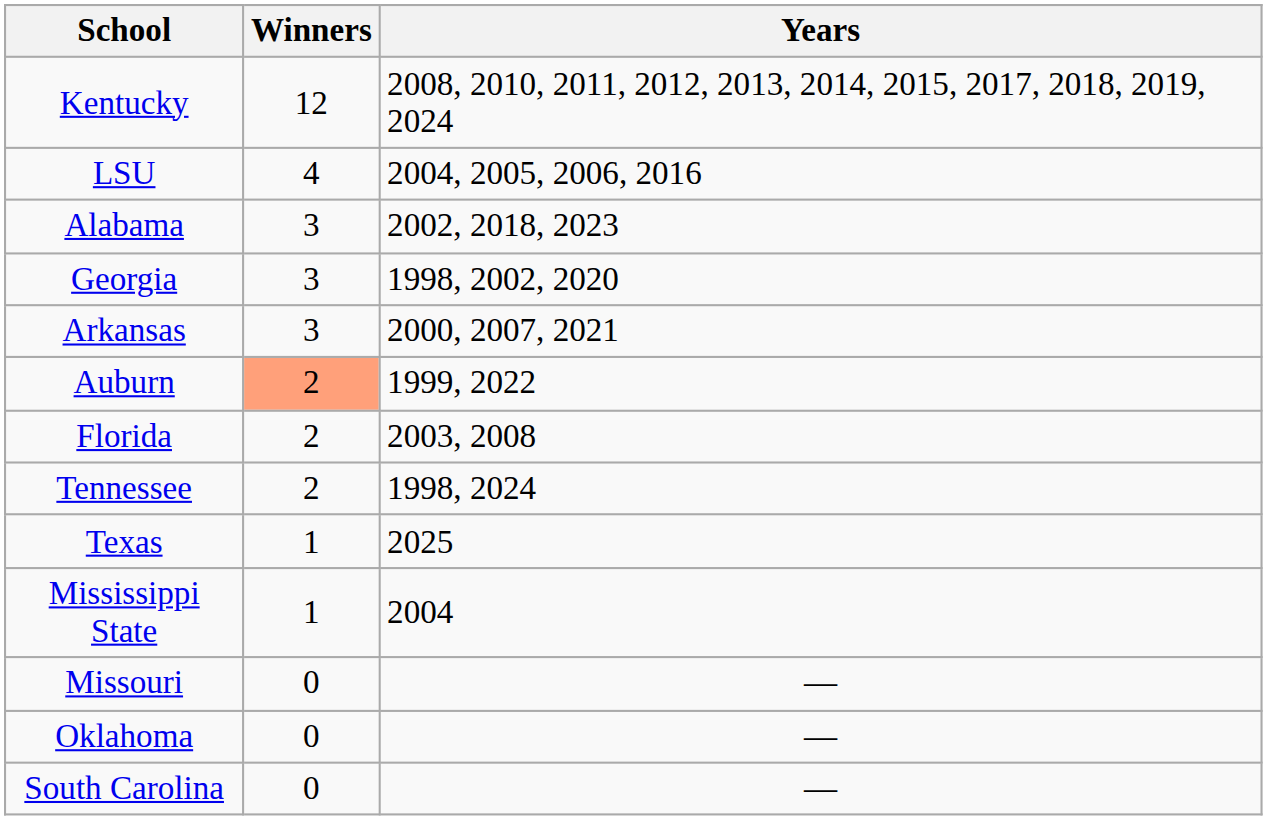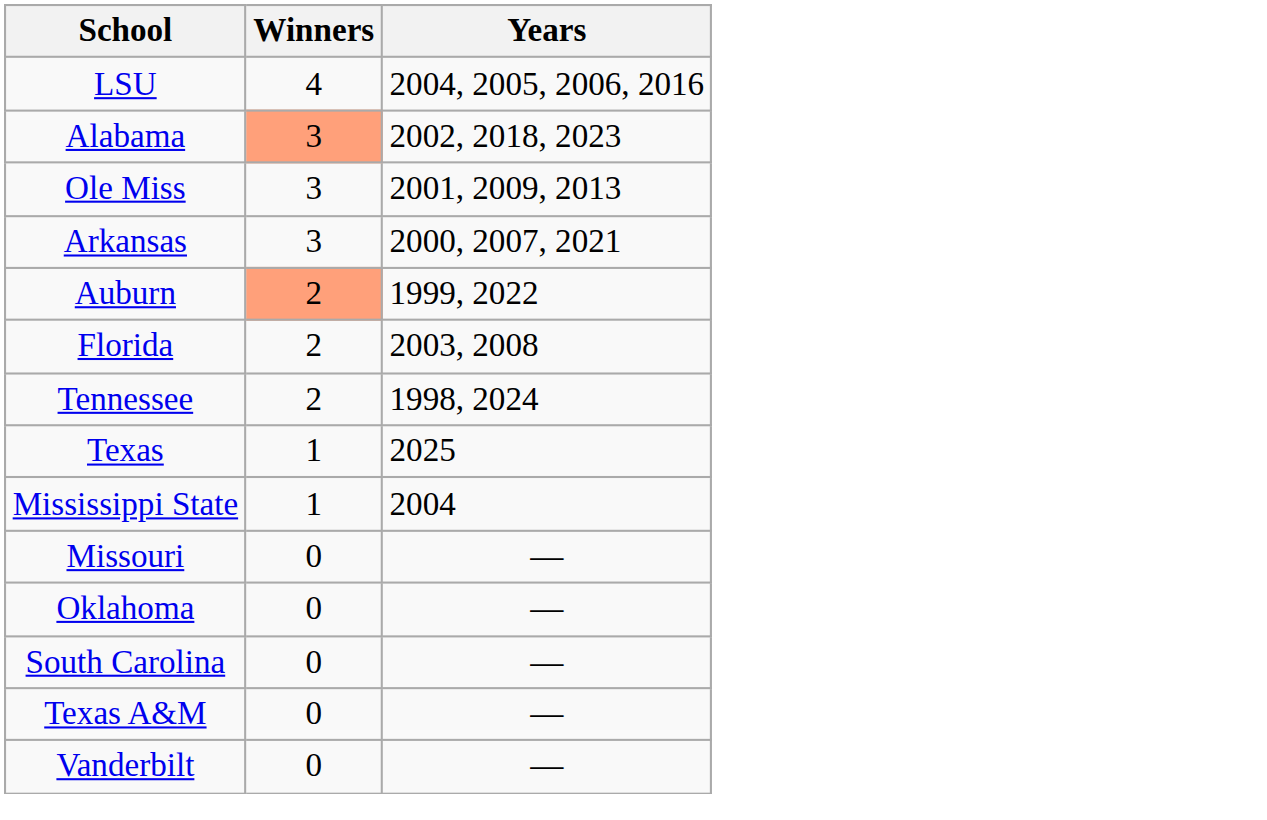- row: (124, 101)
(311, 225) no background -> (314, 135) lightsalmon background
- row: (124, 278)
+ row: (125, 188)
+ row: (125, 713)
+ row: (125, 766)
